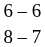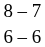rows swapped: (22, 10) <-> (22, 36)
